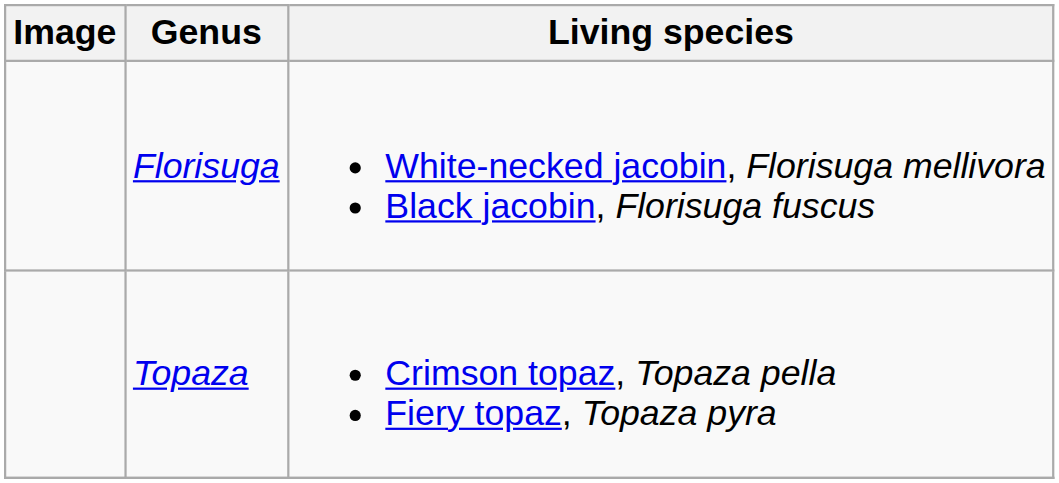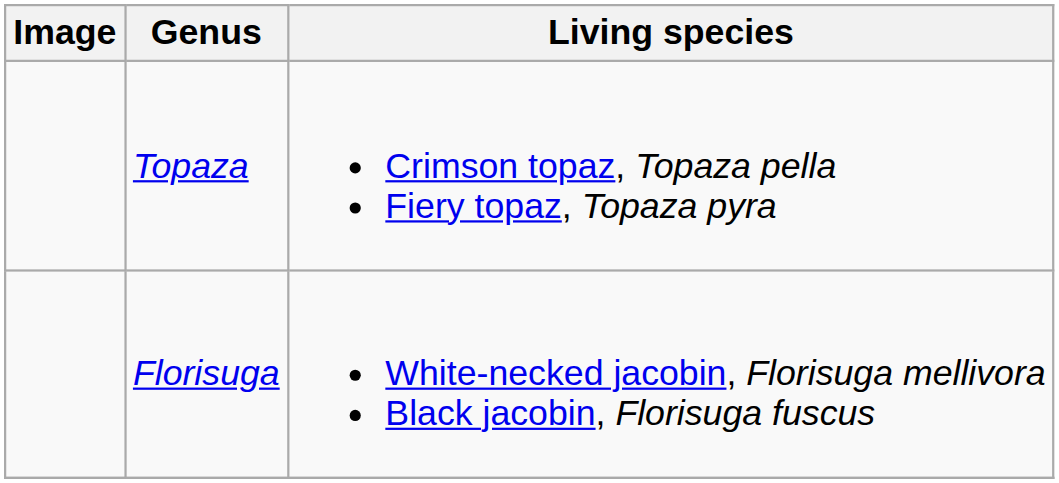rows swapped: (191, 373) <-> (206, 165)
